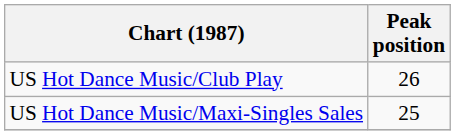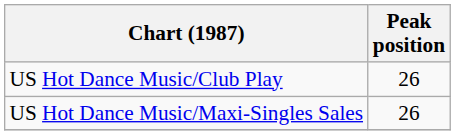(409, 112) 25 -> (409, 112) 26
